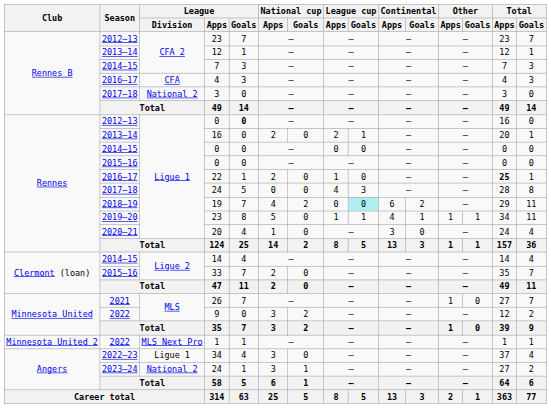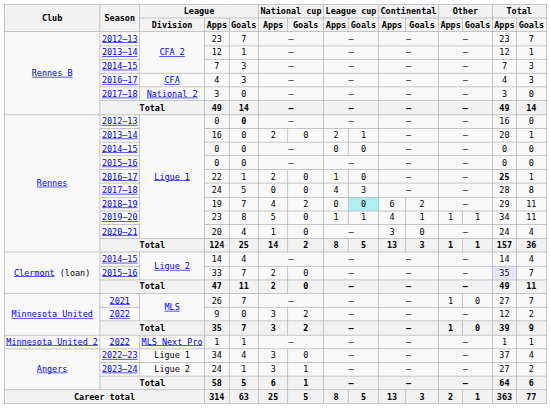(504, 273) no background -> (504, 273) lavender background
(172, 369) National 2 -> (172, 369) Ligue 2
